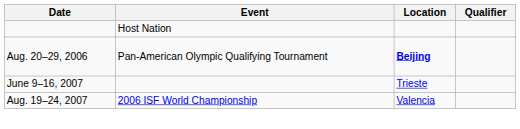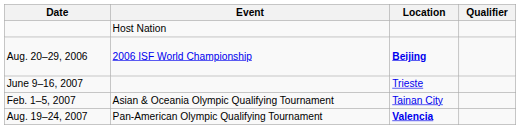(223, 56) Pan-American Olympic Qualifying Tournament -> (182, 56) 2006 ISF World Championship
+ row: (41, 100)
(187, 100) 2006 ISF World Championship -> (218, 116) Pan-American Olympic Qualifying Tournament
(416, 100) normal -> (413, 116) bold
